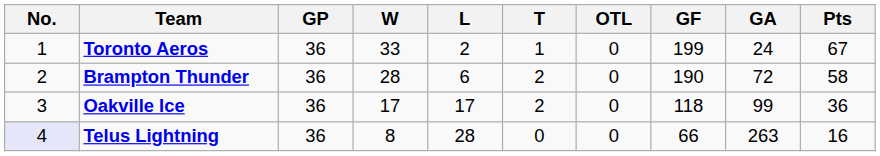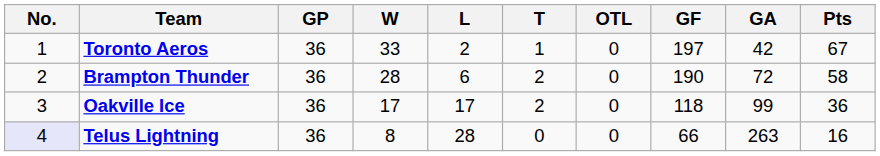(688, 48) 199 -> (688, 48) 197
(763, 48) 24 -> (763, 48) 42
